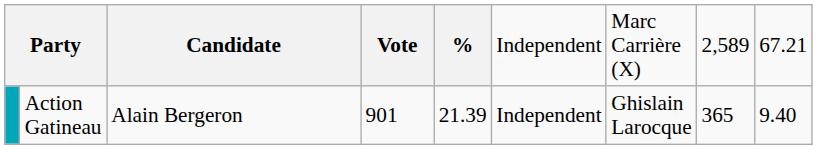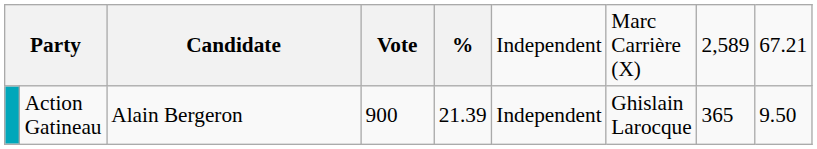(382, 114) 901 -> (382, 114) 900
(778, 114) 9.40 -> (778, 114) 9.50
